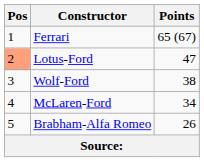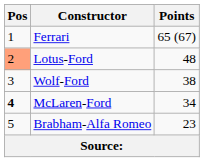(189, 59) 47 -> (189, 59) 48
(11, 102) normal -> (11, 102) bold
(189, 124) 26 -> (189, 124) 23
